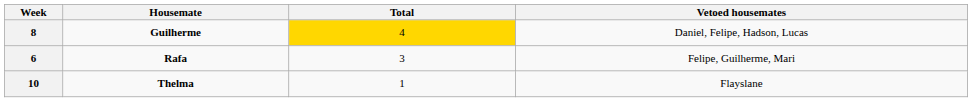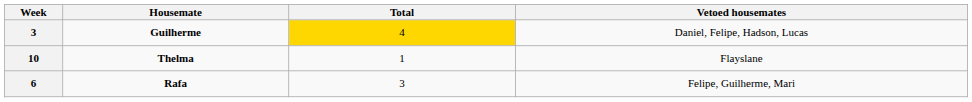(33, 32) 8 -> (33, 32) 3
rows swapped: (176, 58) <-> (176, 83)
